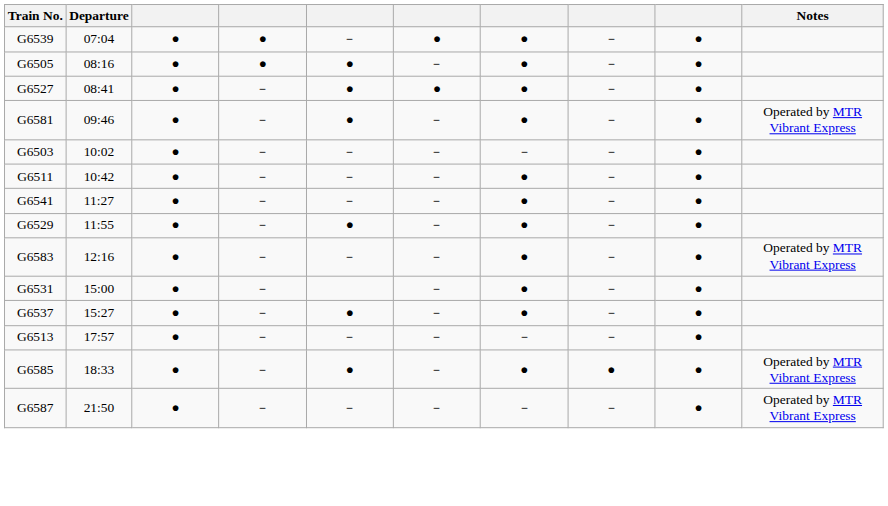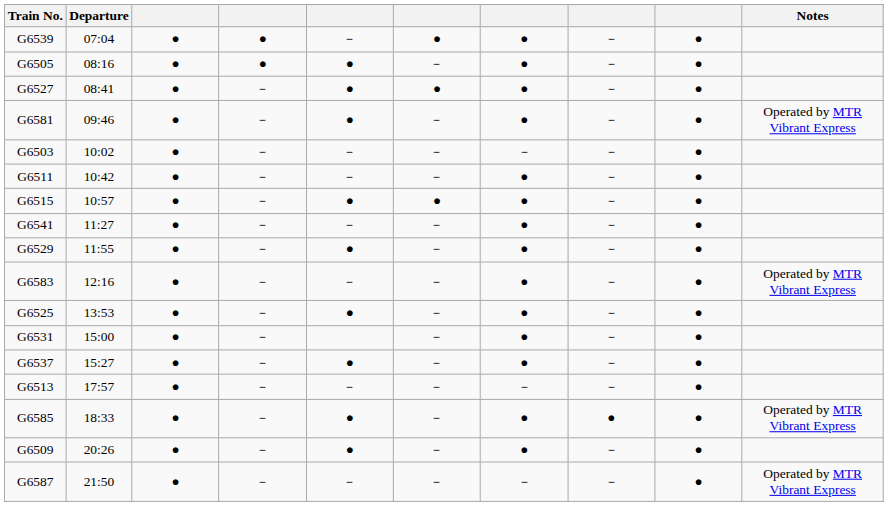+ row: (35, 201)
+ row: (35, 313)
+ row: (35, 450)
